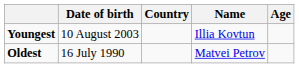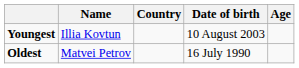columns swapped: (230, 14) <-> (100, 14)
